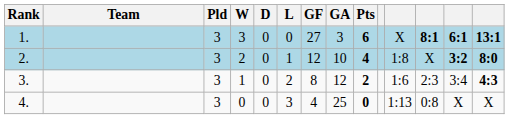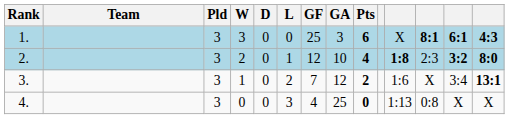(314, 37) 27 -> (314, 37) 25
(488, 37) 13:1 -> (488, 37) 4:3
(400, 59) normal -> (400, 59) bold
(430, 59) X -> (430, 59) 2:3
(314, 80) 8 -> (314, 80) 7
(430, 80) 2:3 -> (430, 80) X
(488, 80) 4:3 -> (488, 80) 13:1
